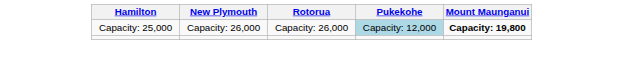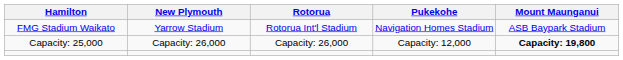+ row: (66, 27)
(399, 27) lightblue background -> (434, 43) no background
